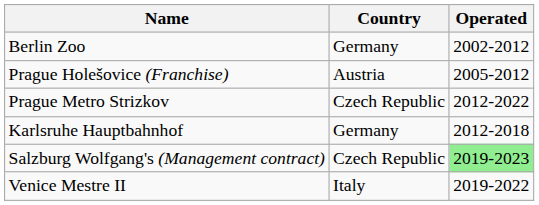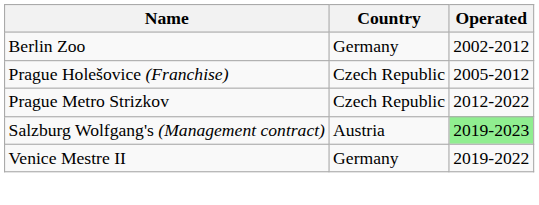(359, 74) Austria -> (389, 74) Czech Republic
- row: (96, 130)
(389, 158) Czech Republic -> (359, 130) Austria
(349, 185) Italy -> (366, 158) Germany
